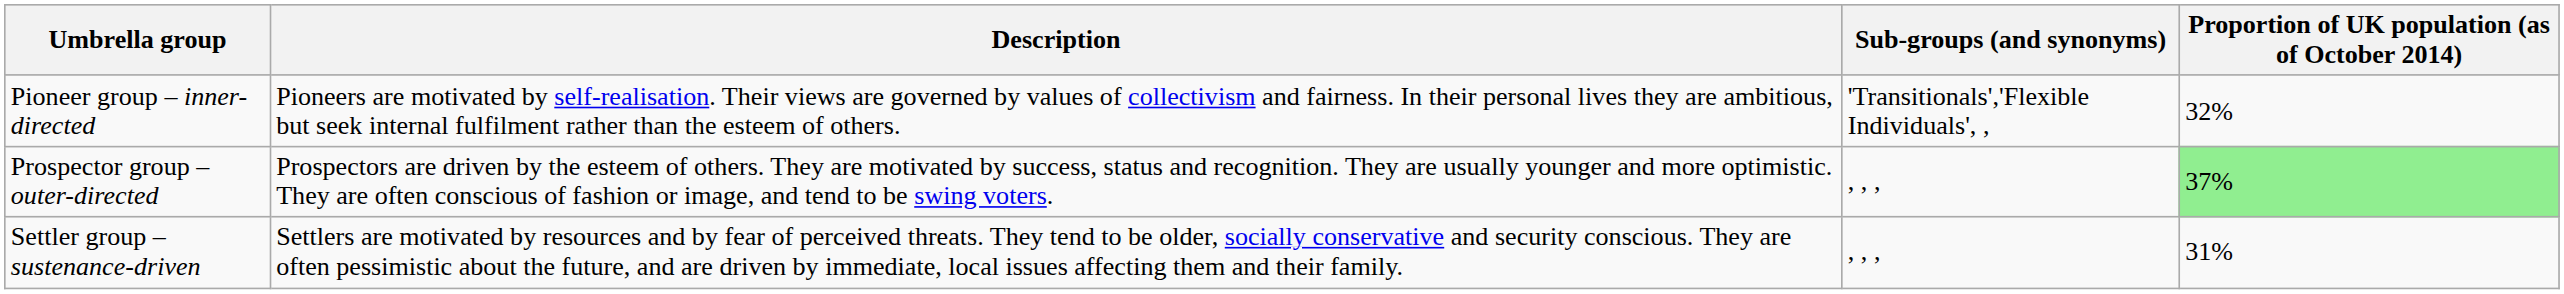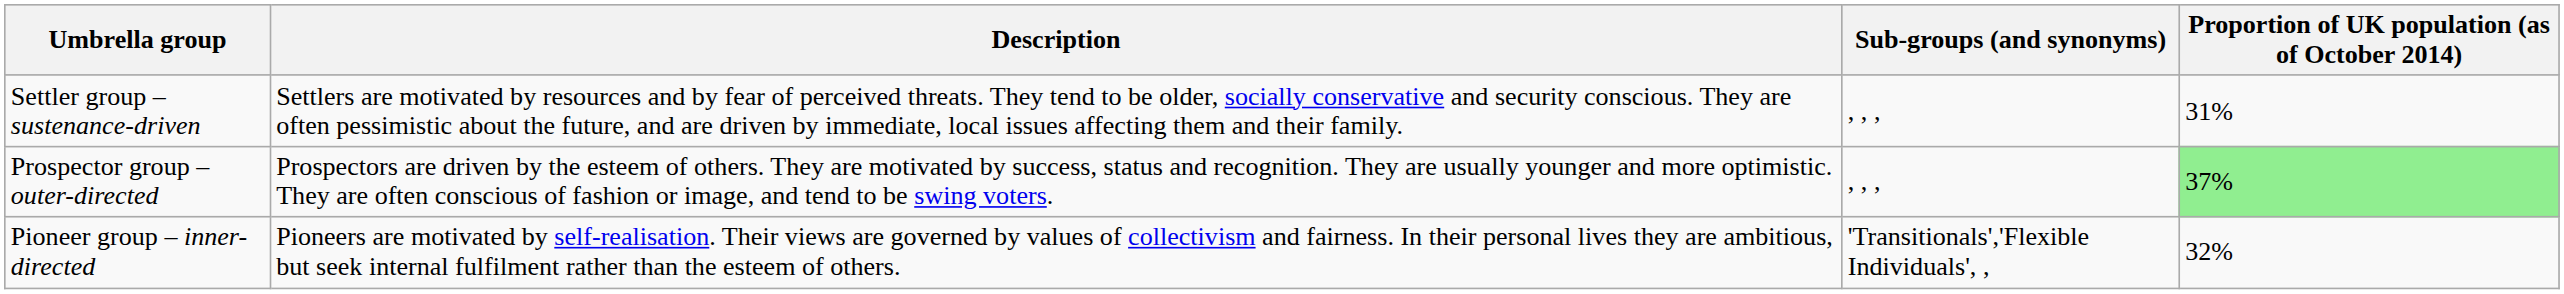rows swapped: (129, 110) <-> (106, 251)
